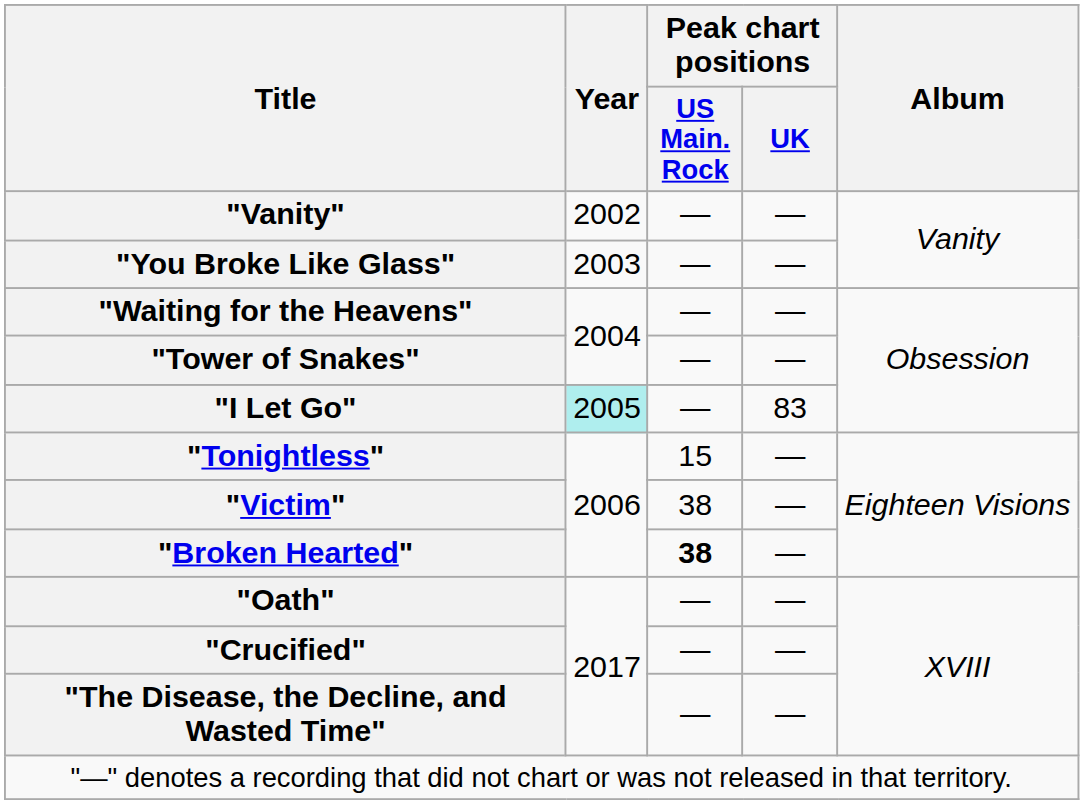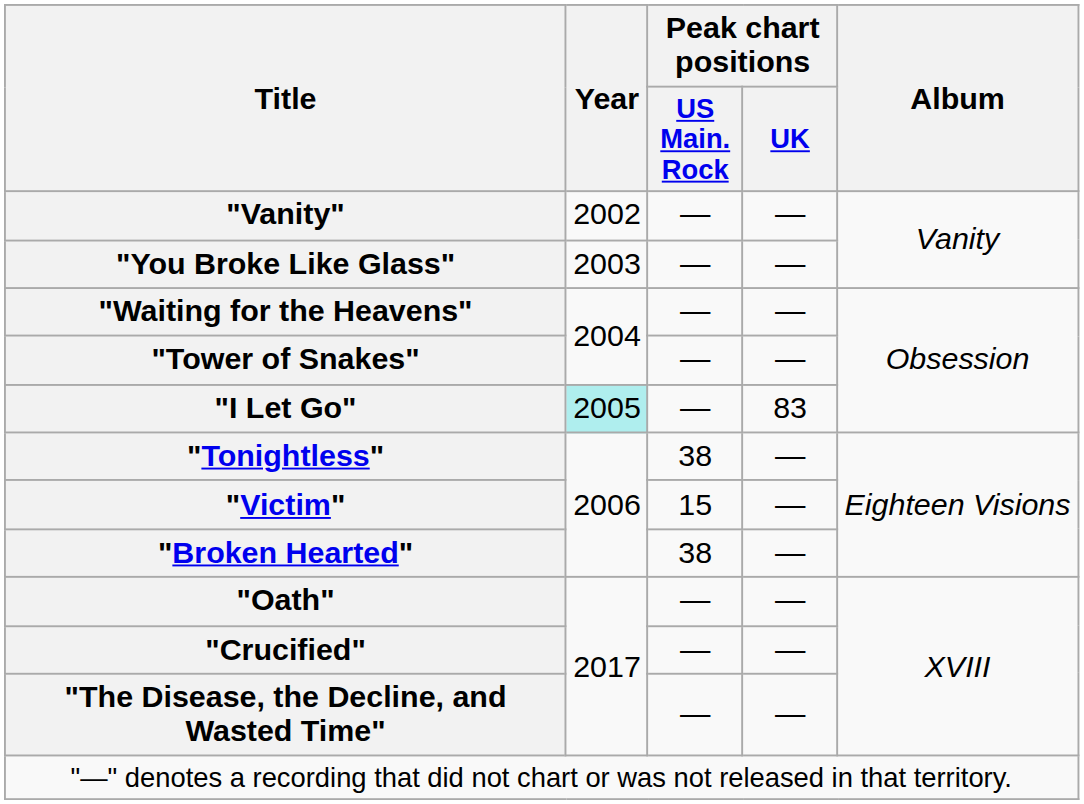(695, 456) 15 -> (695, 456) 38
(695, 504) 38 -> (695, 504) 15
(695, 552) bold -> (695, 552) normal
